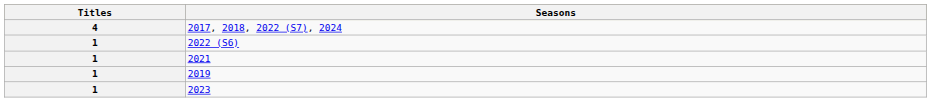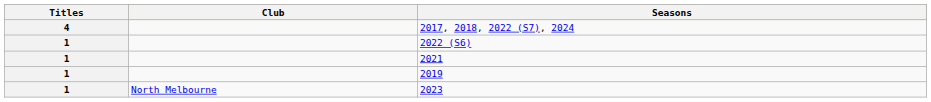+ column: (273, 12)
